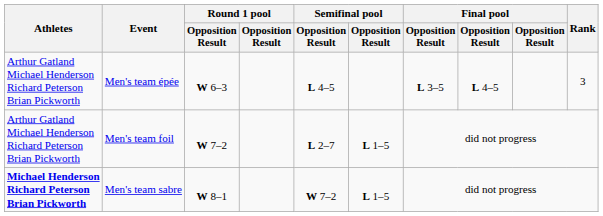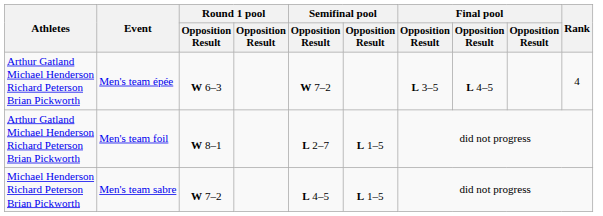(321, 88) L 4–5 -> (316, 88) W 7–2
(583, 81) 3 -> (577, 81) 4
(212, 145) W 7–2 -> (206, 145) W 8–1
(53, 190) bold -> (51, 190) normal
(212, 196) W 8–1 -> (206, 196) W 7–2
(321, 196) W 7–2 -> (316, 196) L 4–5
